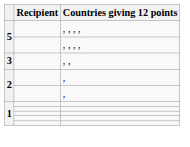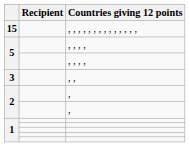+ row: (12, 28)
